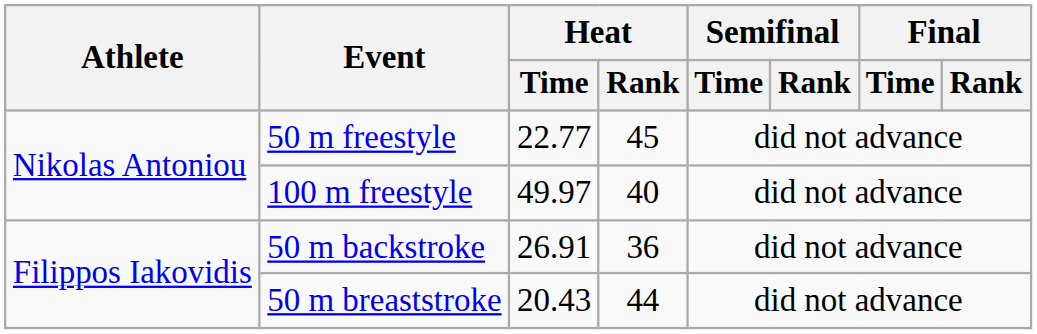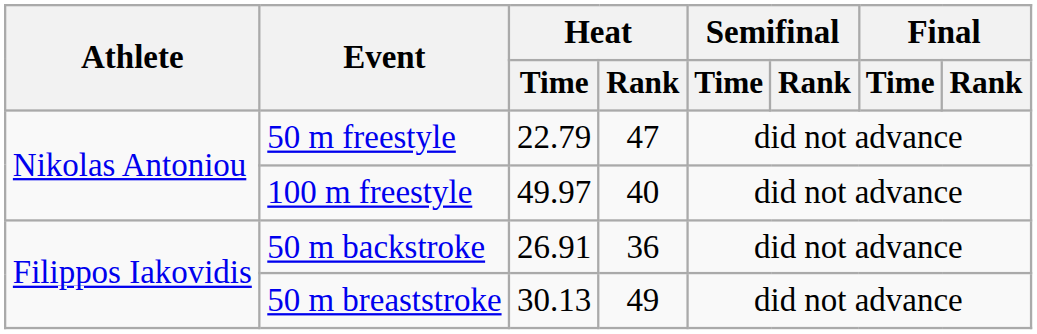(554, 137) 22.77 -> (554, 137) 22.79
(643, 137) 45 -> (643, 137) 47
(554, 301) 20.43 -> (554, 301) 30.13
(643, 301) 44 -> (643, 301) 49
